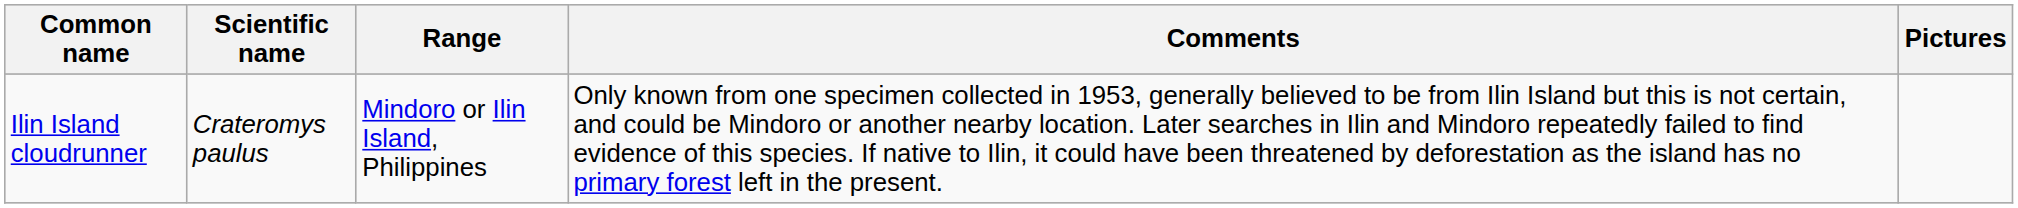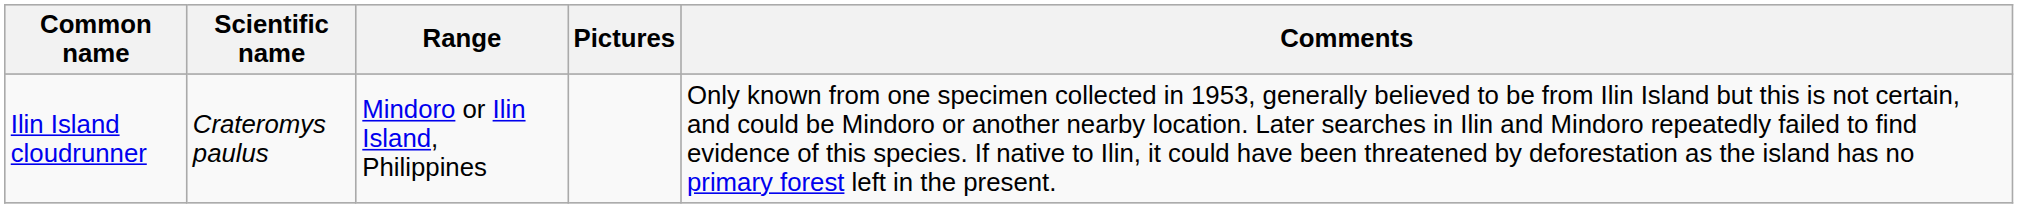columns swapped: (1233, 39) <-> (1956, 39)
